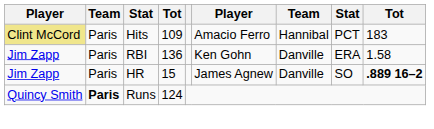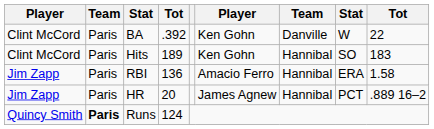+ row: (135, 34)
(44, 34) khaki background -> (44, 54) no background
(172, 34) 109 -> (172, 54) 189
(232, 34) Amacio Ferro -> (226, 54) Ken Gohn
(347, 34) PCT -> (347, 54) SO
(223, 54) Ken Gohn -> (236, 74) Amacio Ferro
(301, 54) Danville -> (307, 74) Hannibal
(169, 74) 15 -> (169, 94) 20
(301, 74) Danville -> (307, 94) Hannibal
(344, 74) SO -> (351, 94) PCT
(394, 74) bold -> (398, 94) normal
